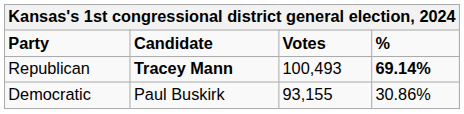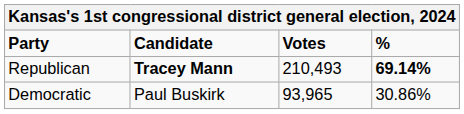(312, 69) 100,493 -> (312, 69) 210,493
(307, 95) 93,155 -> (307, 95) 93,965
